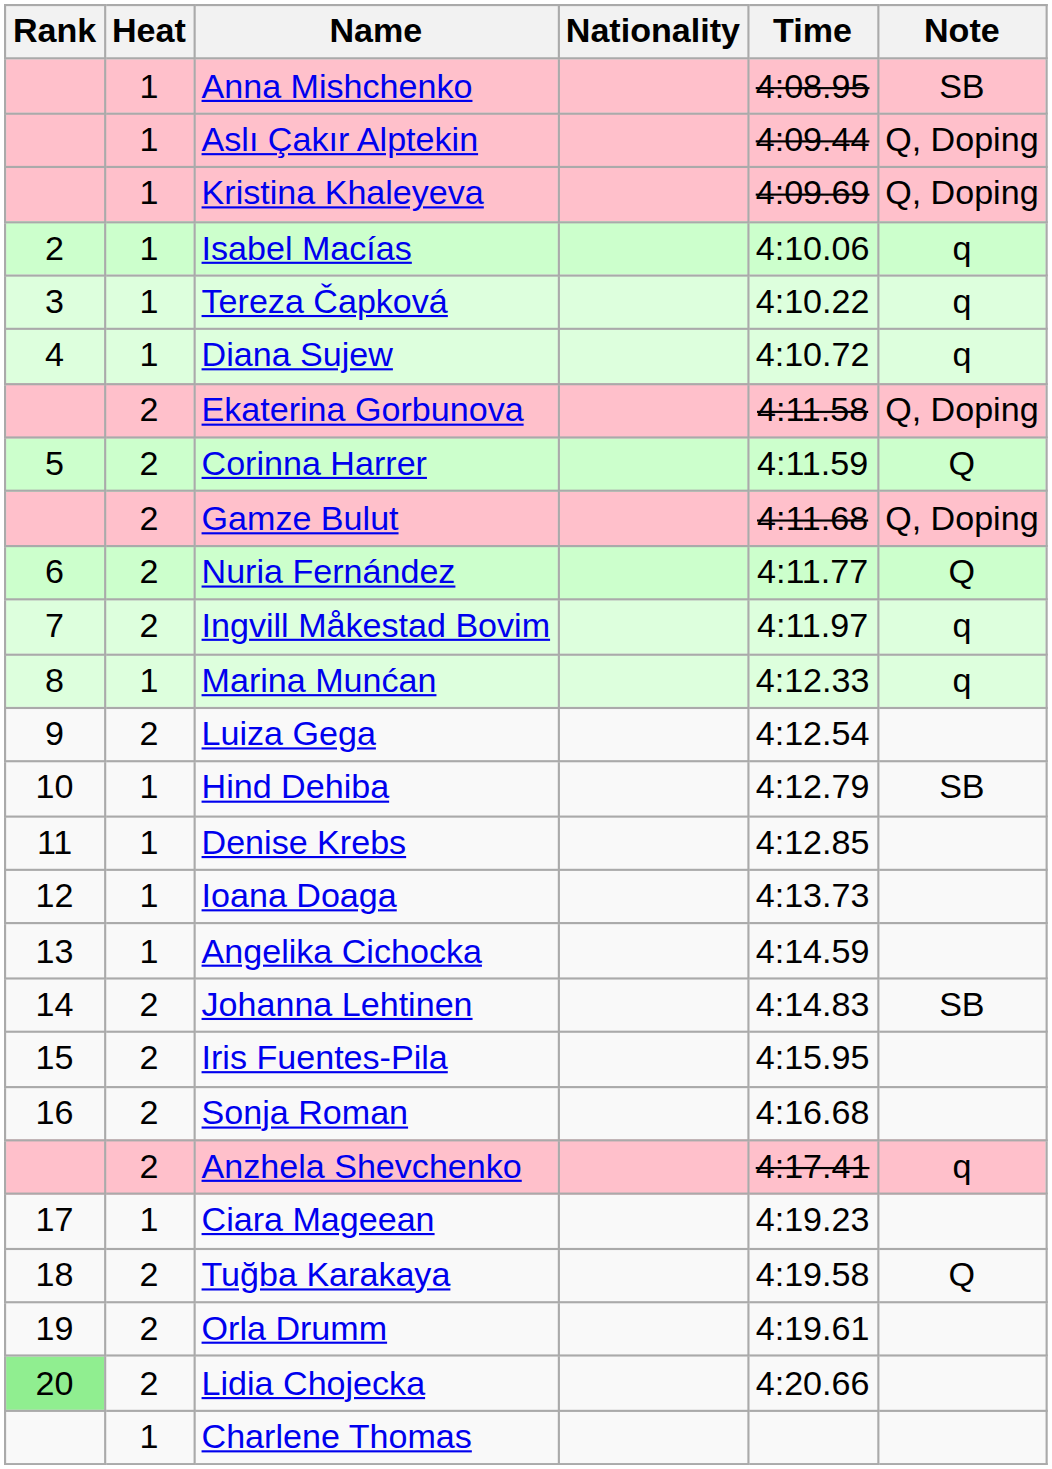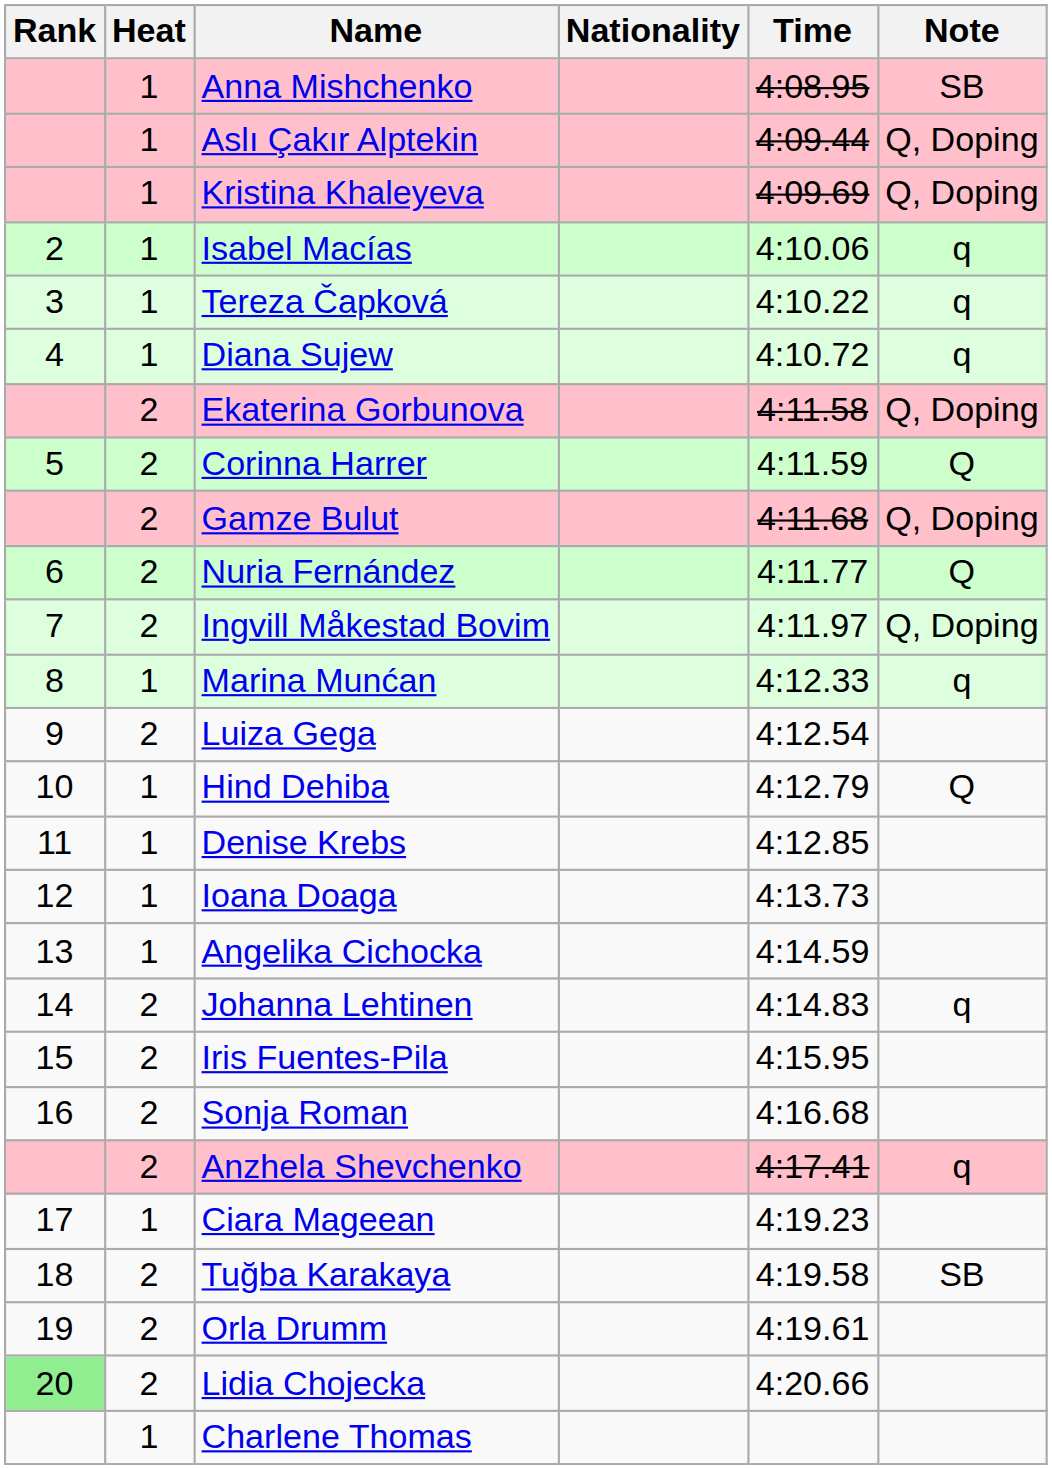(962, 626) q -> (962, 626) Q, Doping
(962, 788) SB -> (962, 788) Q
(962, 1004) SB -> (962, 1004) q
(962, 1274) Q -> (962, 1274) SB
